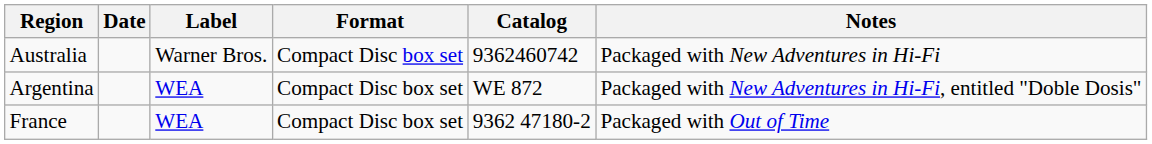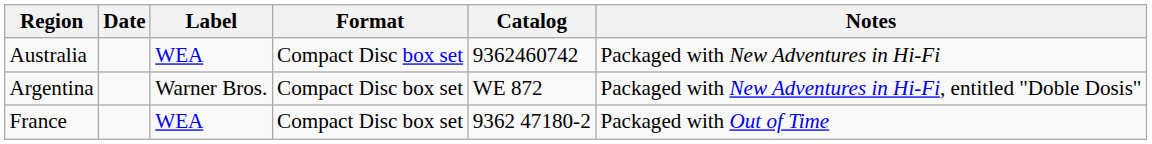(211, 54) Warner Bros. -> (179, 54) WEA
(179, 88) WEA -> (211, 88) Warner Bros.
